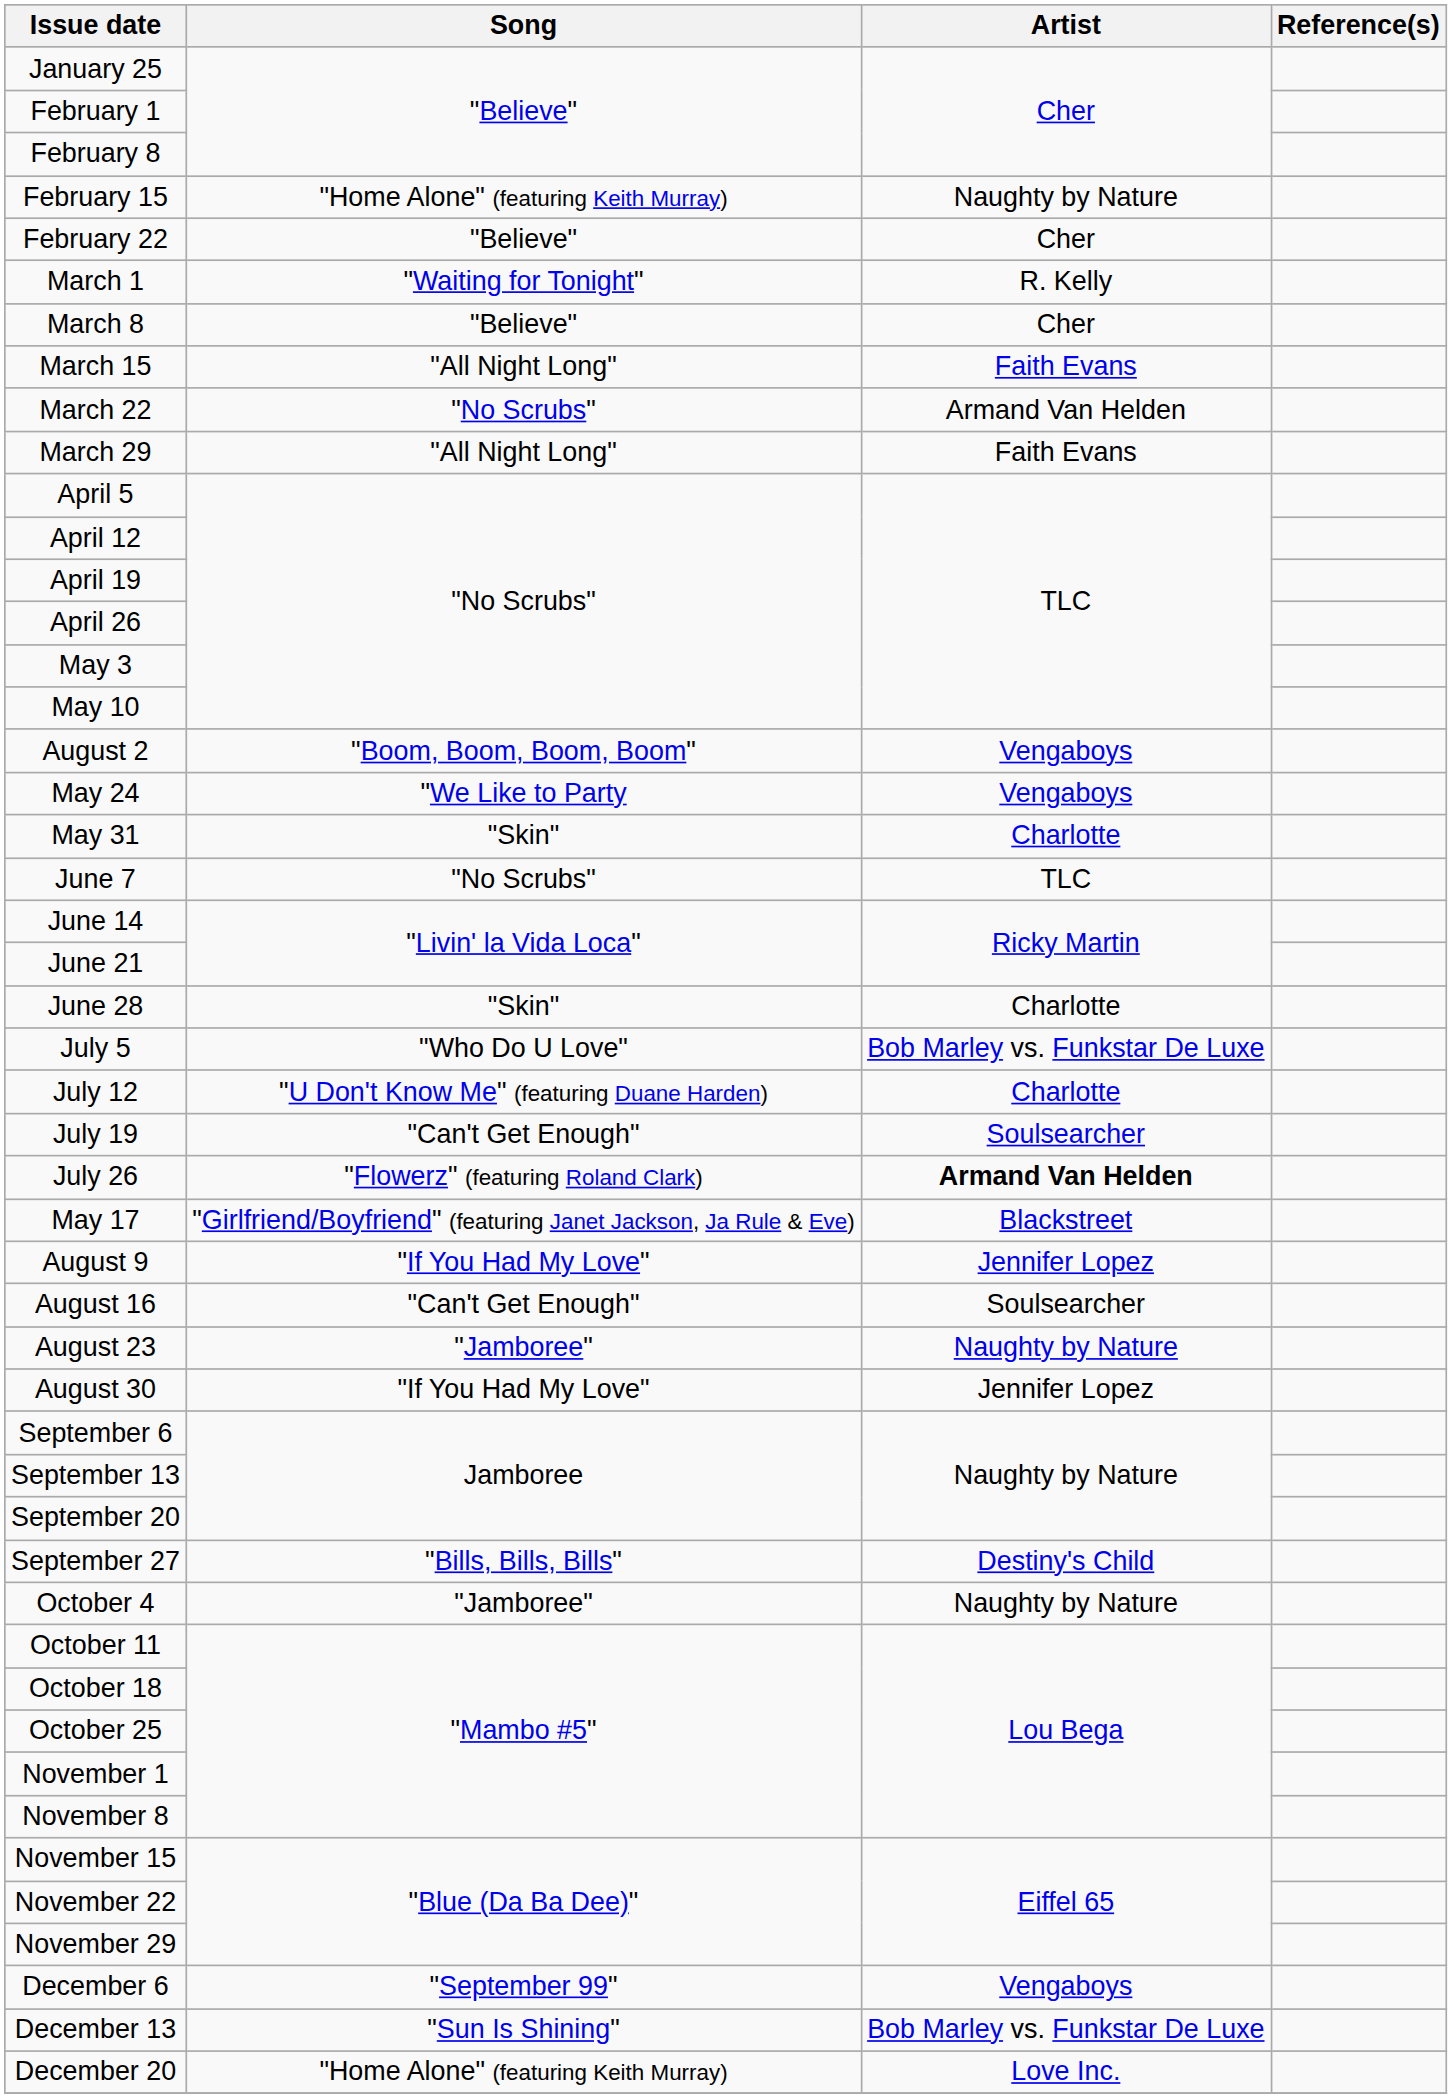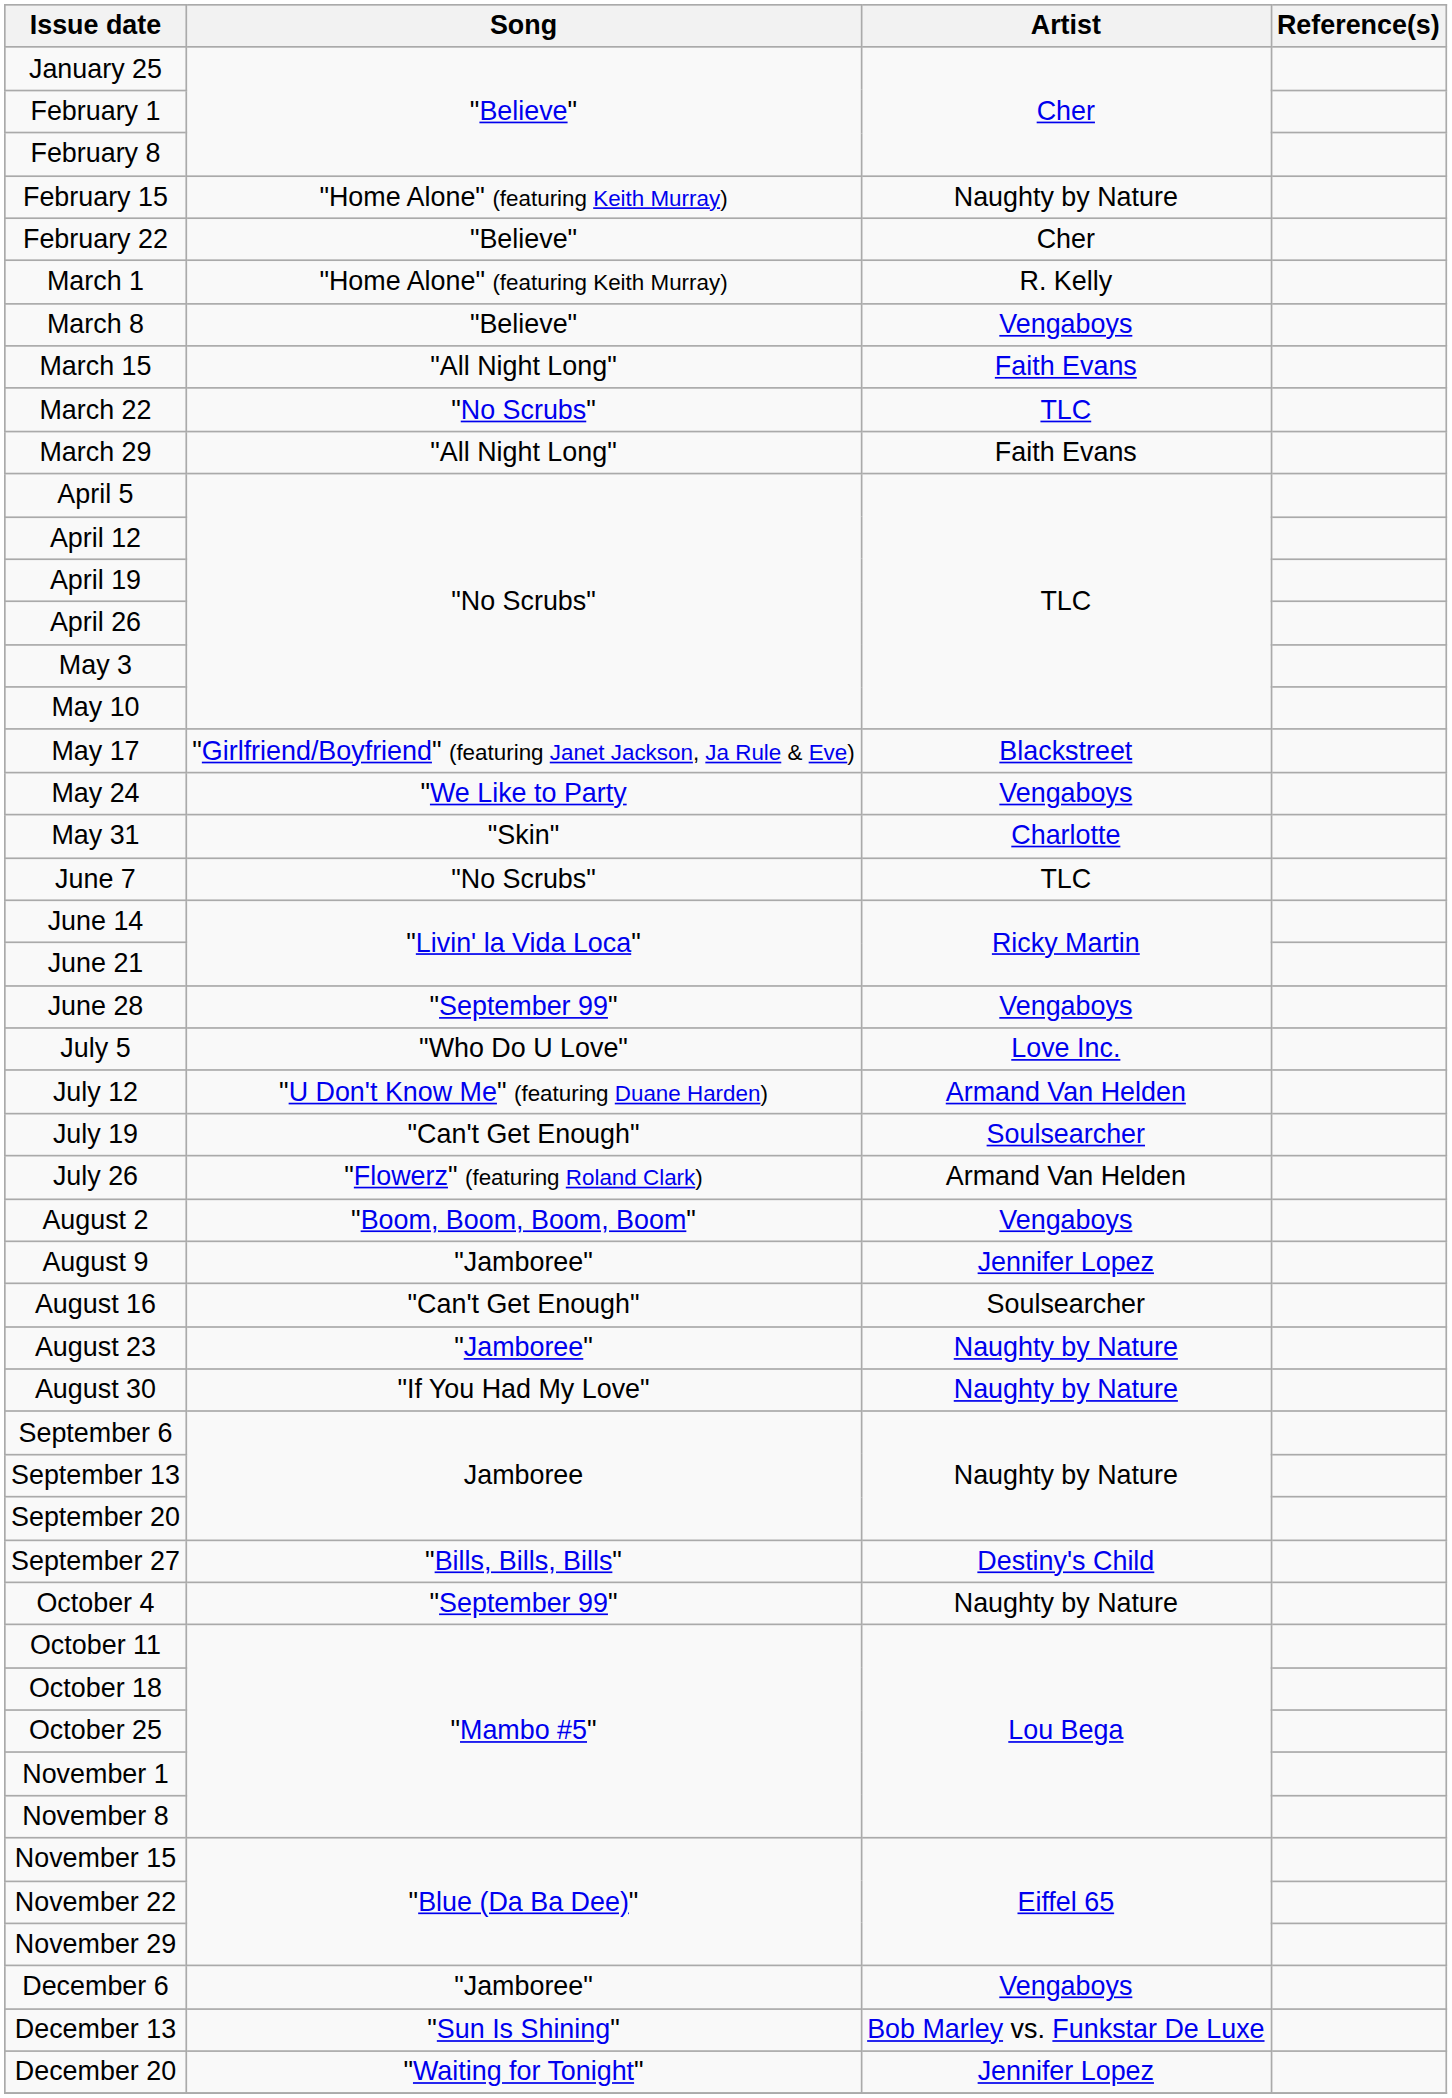(524, 281) "Waiting for Tonight" -> (524, 281) "Home Alone" (featuring Keith Murray)
(1066, 324) Cher -> (1066, 324) Vengaboys
(1066, 409) Armand Van Helden -> (1066, 409) TLC
rows swapped: (95, 1219) <-> (95, 750)
(524, 1006) "Skin" -> (524, 1006) "September 99"
(1066, 1006) Charlotte -> (1066, 1006) Vengaboys
(1066, 1048) Bob Marley vs. Funkstar De Luxe -> (1066, 1048) Love Inc.
(1066, 1091) Charlotte -> (1066, 1091) Armand Van Helden
(1066, 1176) bold -> (1066, 1176) normal
(524, 1262) "If You Had My Love" -> (524, 1262) "Jamboree"
(1066, 1389) Jennifer Lopez -> (1066, 1389) Naughty by Nature
(524, 1603) "Jamboree" -> (524, 1603) "September 99"
(524, 1986) "September 99" -> (524, 1986) "Jamboree"
(524, 2072) "Home Alone" (featuring Keith Murray) -> (524, 2072) "Waiting for Tonight"
(1066, 2072) Love Inc. -> (1066, 2072) Jennifer Lopez
